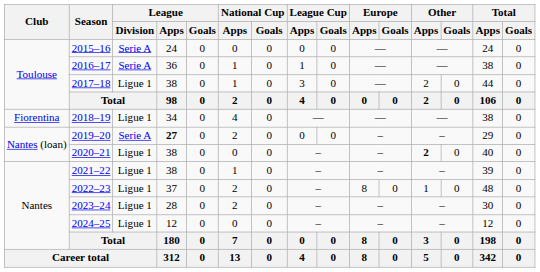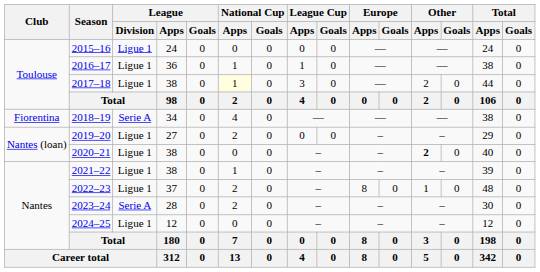(135, 48) Serie A -> (135, 48) Ligue 1
(135, 65) Serie A -> (135, 65) Ligue 1
(235, 83) no background -> (235, 83) lightyellow background
(135, 118) Ligue 1 -> (135, 118) Serie A
(135, 135) Serie A -> (135, 135) Ligue 1
(171, 135) bold -> (171, 135) normal
(135, 205) Ligue 1 -> (135, 205) Serie A
